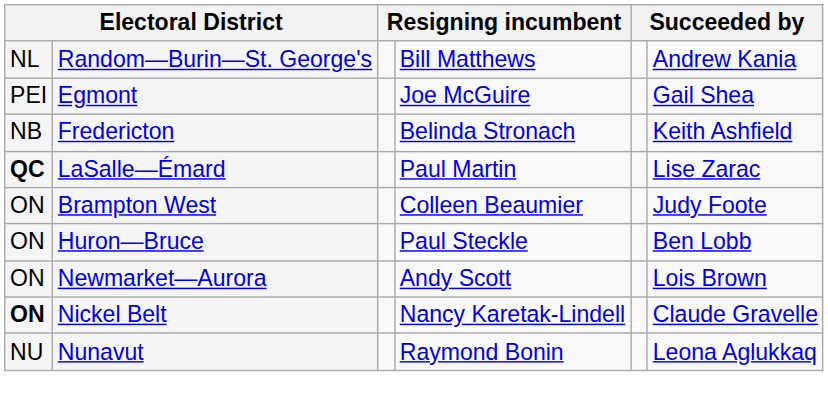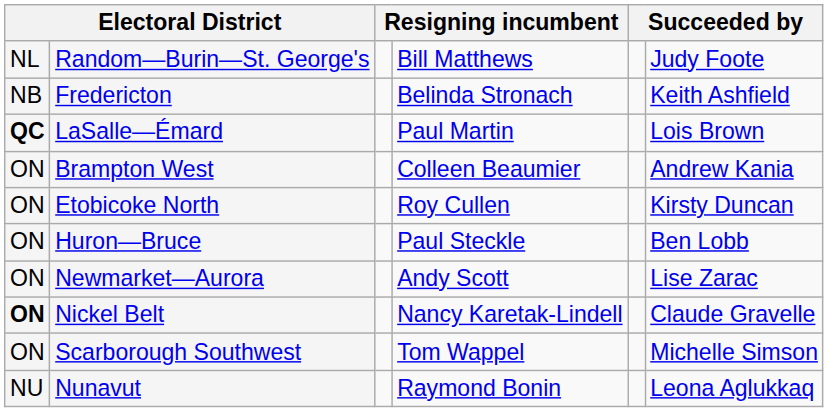(725, 59) Andrew Kania -> (707, 59) Judy Foote
- row: (97, 95)
(707, 168) Lise Zarac -> (707, 132) Lois Brown
(710, 205) Judy Foote -> (722, 168) Andrew Kania
+ row: (137, 205)
(710, 278) Lois Brown -> (704, 278) Lise Zarac
+ row: (178, 351)
